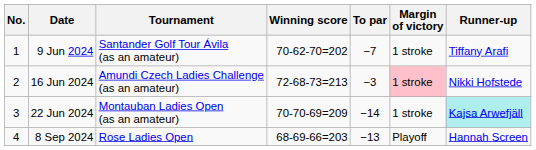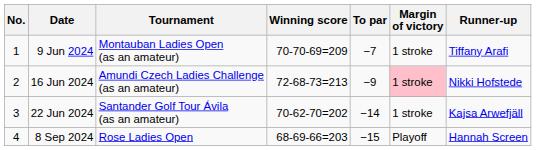(163, 51) Santander Golf Tour Ávila (as an amateur) -> (161, 51) Montauban Ladies Open (as an amateur)
(312, 51) 70-62-70=202 -> (312, 51) 70-70-69=209
(370, 82) −3 -> (370, 82) −9
(161, 112) Montauban Ladies Open (as an amateur) -> (163, 112) Santander Golf Tour Ávila (as an amateur)
(312, 112) 70-70-69=209 -> (312, 112) 70-62-70=202
(486, 112) paleturquoise background -> (486, 112) no background
(370, 137) −13 -> (370, 137) −15
